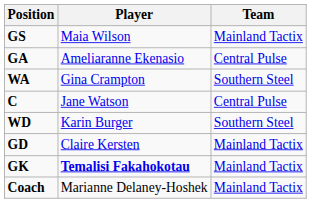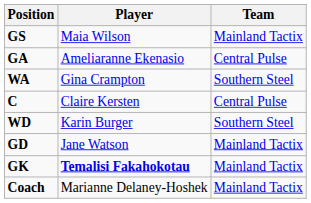(95, 101) Jane Watson -> (100, 101) Claire Kersten
(100, 144) Claire Kersten -> (95, 144) Jane Watson
